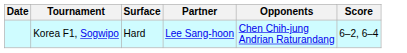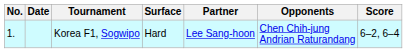+ column: (15, 12)
